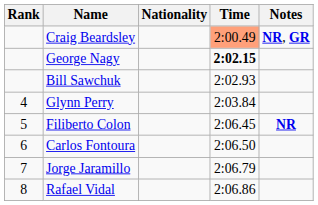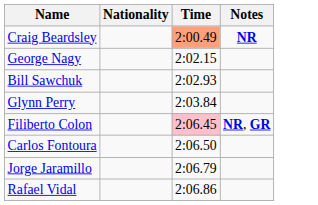- column: (24, 15)
(286, 37) NR, GR -> (247, 37) NR
(235, 59) bold -> (196, 59) normal
(235, 124) no background -> (196, 124) pink background
(286, 124) NR -> (247, 124) NR, GR
